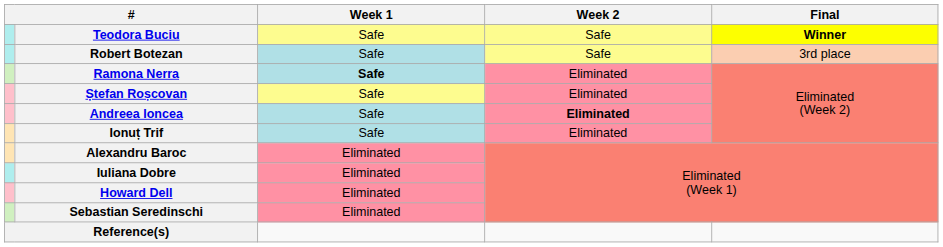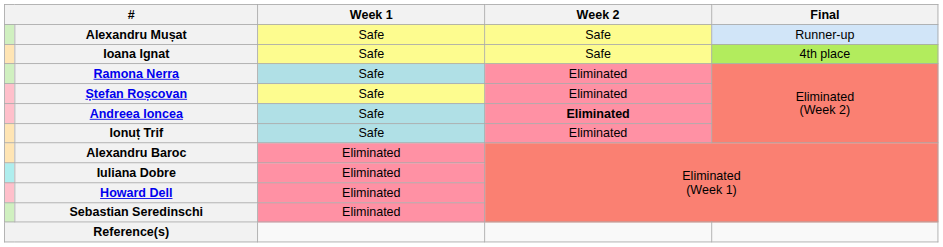- row: (136, 35)
+ row: (136, 35)
- row: (136, 54)
+ row: (136, 54)
(371, 74) bold -> (371, 74) normal
